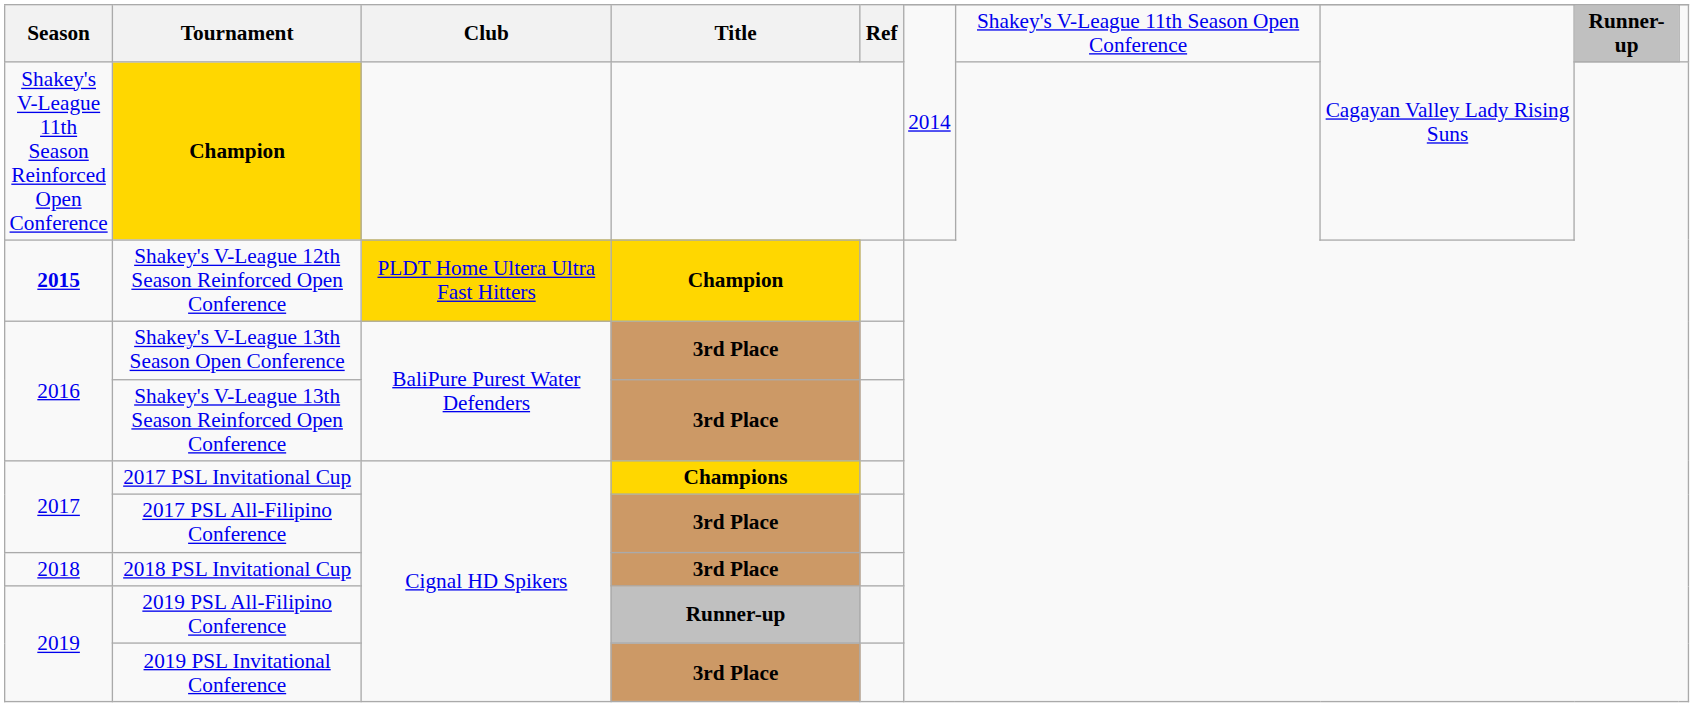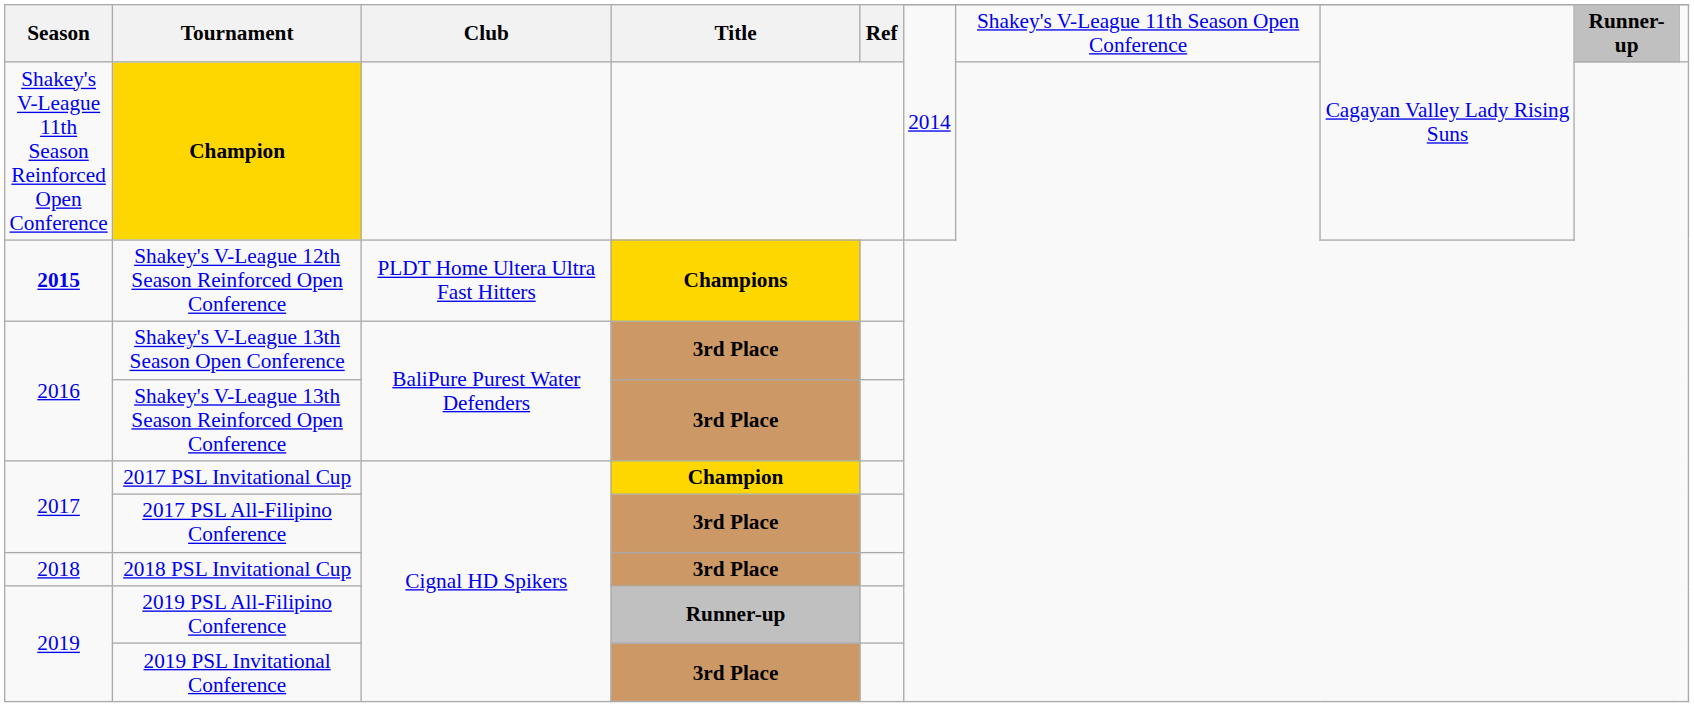(486, 280) gold background -> (486, 280) no background
(736, 280) Champion -> (736, 280) Champions
(736, 477) Champions -> (736, 477) Champion
